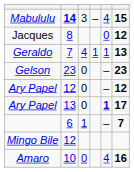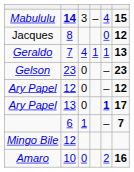(106, 158) 4 -> (106, 158) 2
